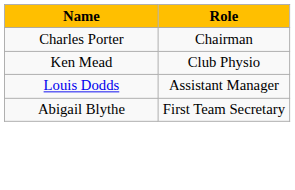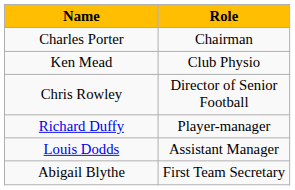+ row: (81, 94)
+ row: (81, 126)
